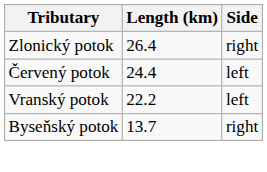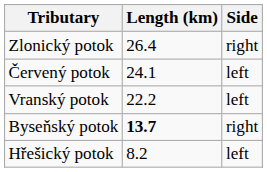(141, 72) 24.4 -> (141, 72) 24.1
(141, 126) normal -> (141, 126) bold
+ row: (61, 153)
